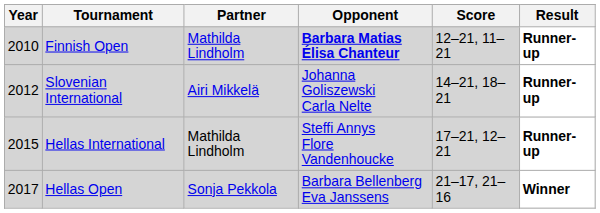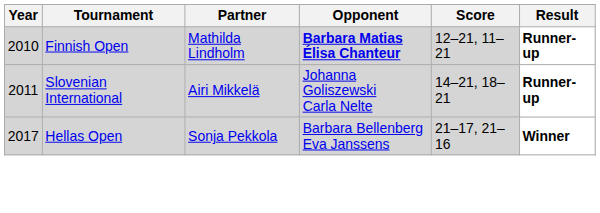(23, 91) 2012 -> (23, 91) 2011
- row: (105, 144)
